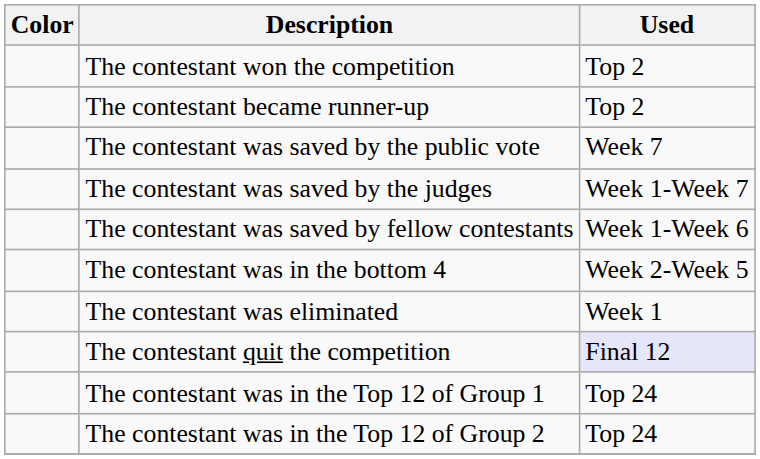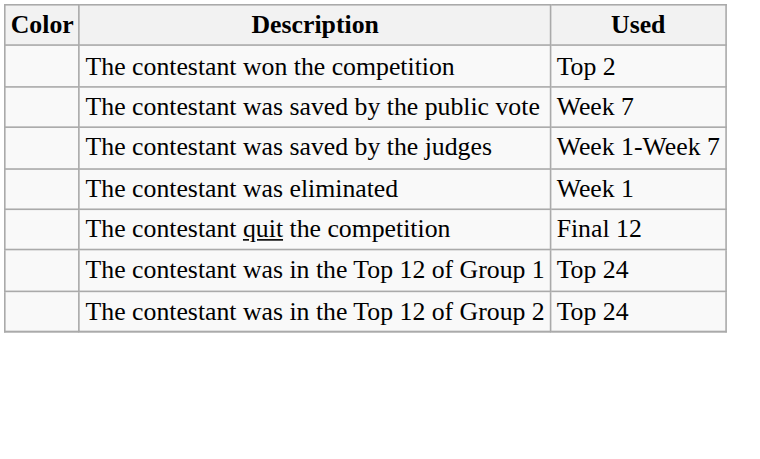- row: (257, 106)
- row: (330, 229)
- row: (266, 270)
(628, 351) lavender background -> (599, 229) no background
